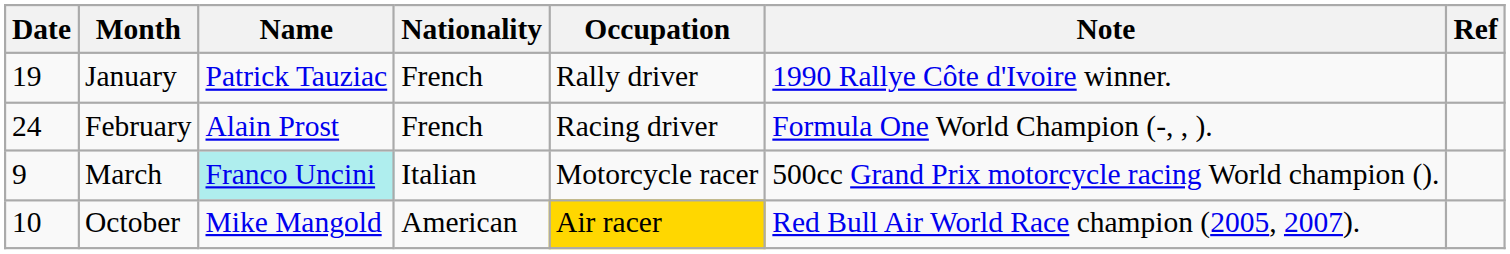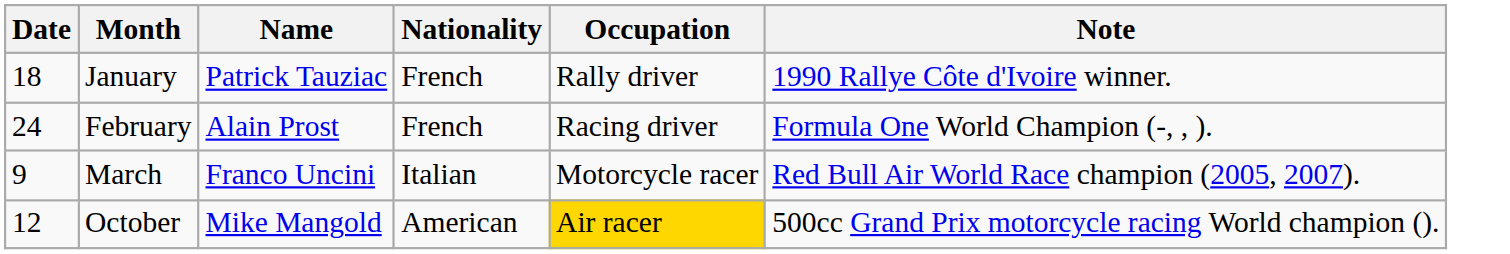- column: (1476, 28)
(27, 77) 19 -> (27, 77) 18
(290, 174) paleturquoise background -> (290, 174) no background
(1106, 174) 500cc Grand Prix motorcycle racing World champion (). -> (1066, 174) Red Bull Air World Race champion (2005, 2007).
(27, 223) 10 -> (27, 223) 12
(1066, 223) Red Bull Air World Race champion (2005, 2007). -> (1106, 223) 500cc Grand Prix motorcycle racing World champion ().
